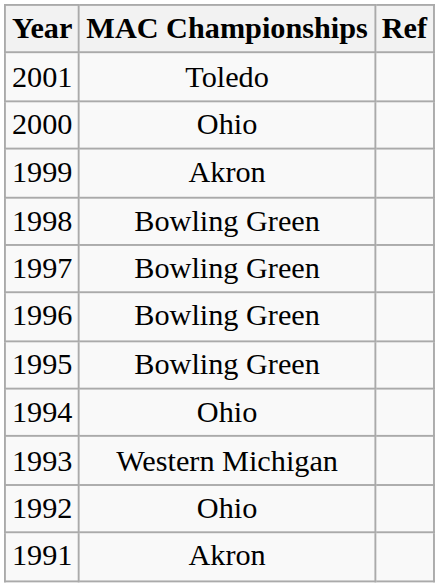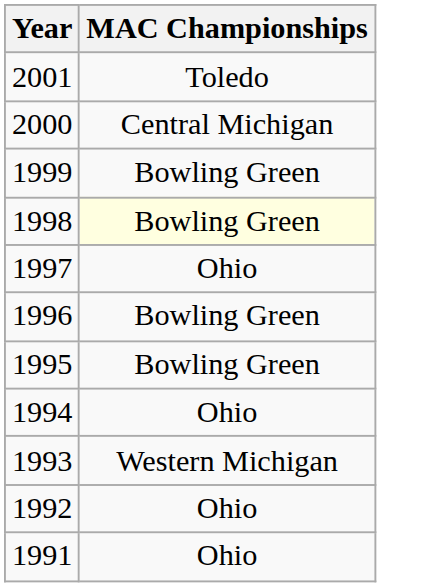- column: (404, 28)
(227, 124) Ohio -> (227, 124) Central Michigan
(227, 172) Akron -> (227, 172) Bowling Green
(227, 220) no background -> (227, 220) lightyellow background
(227, 268) Bowling Green -> (227, 268) Ohio
(227, 556) Akron -> (227, 556) Ohio
